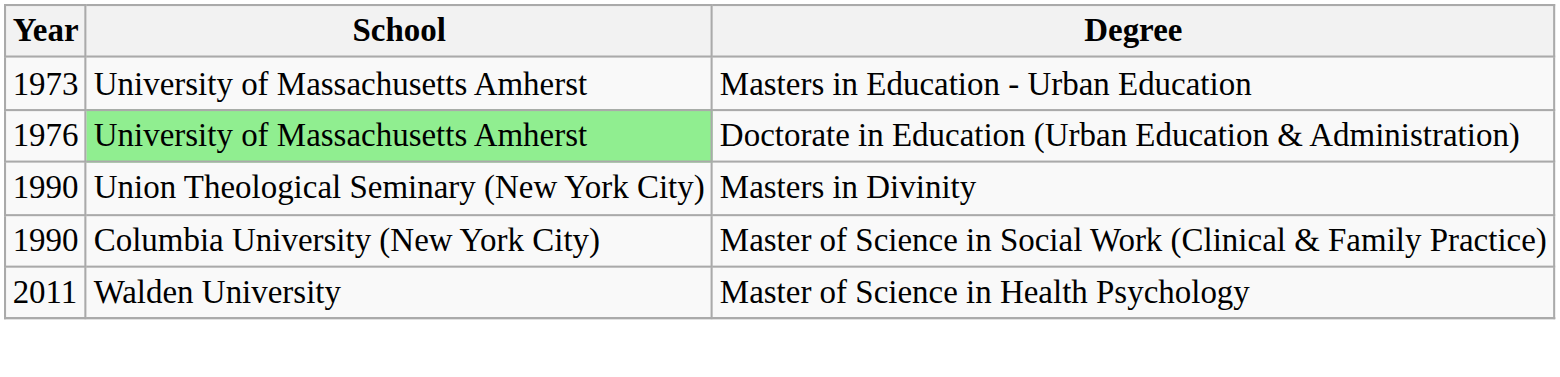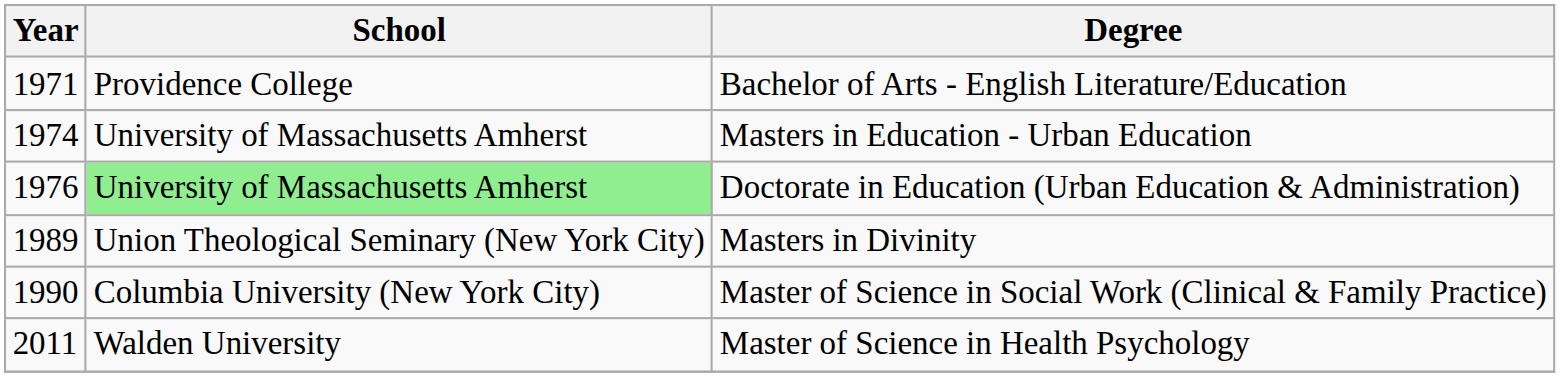+ row: (1033, 82)
(46, 82) 1973 -> (46, 135) 1974
(46, 187) 1990 -> (46, 239) 1989
